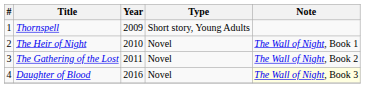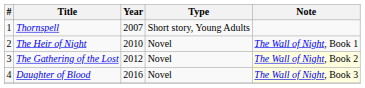(133, 28) 2009 -> (133, 28) 2007
(133, 59) 2011 -> (133, 59) 2012
(306, 59) no background -> (306, 59) lightyellow background
